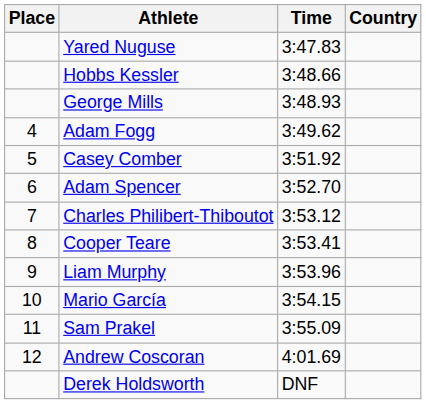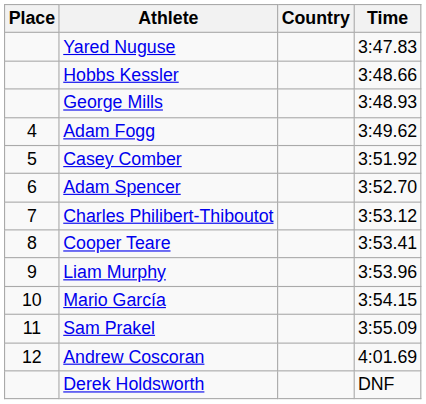columns swapped: (383, 18) <-> (311, 18)
